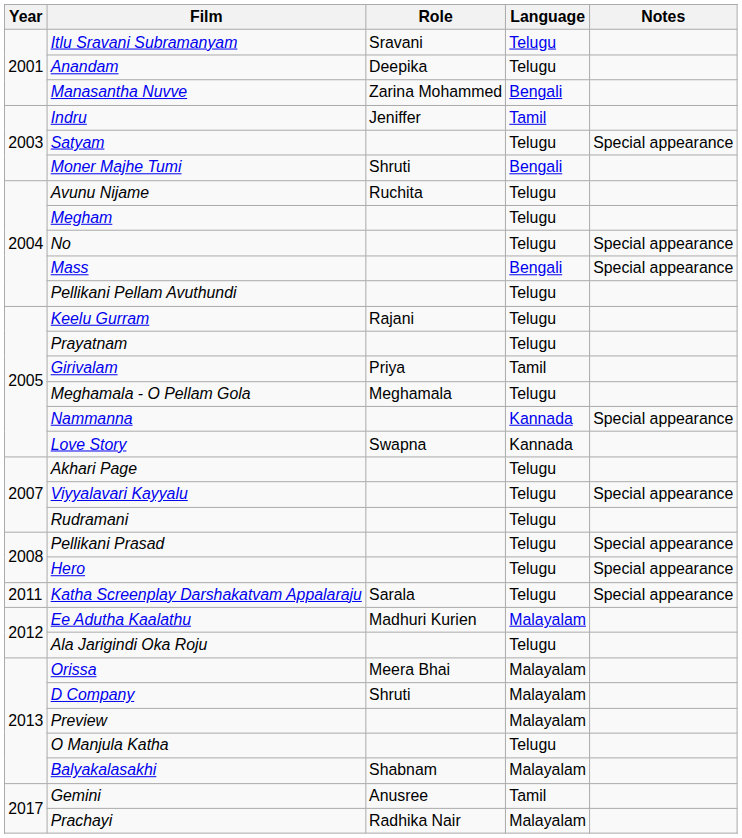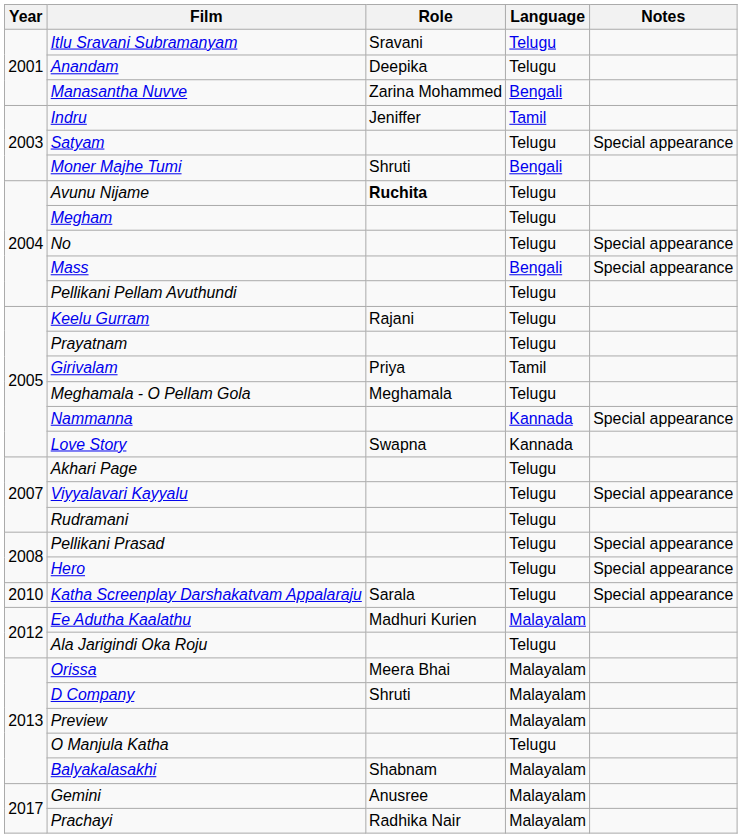(396, 192) normal -> (398, 192) bold
(25, 594) 2011 -> (26, 594) 2010
(528, 795) Tamil -> (548, 795) Malayalam
